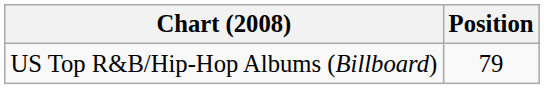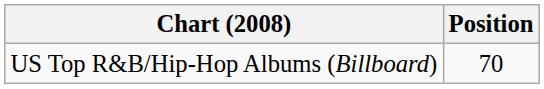(491, 63) 79 -> (491, 63) 70
